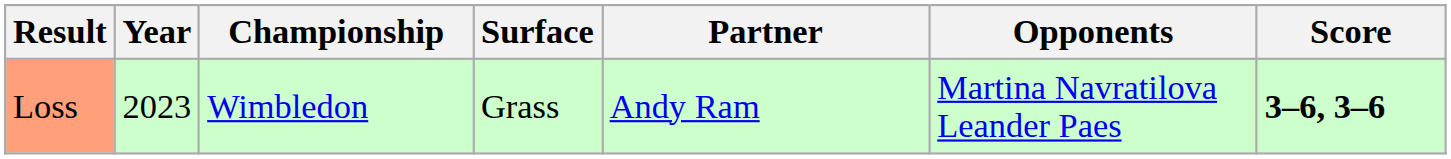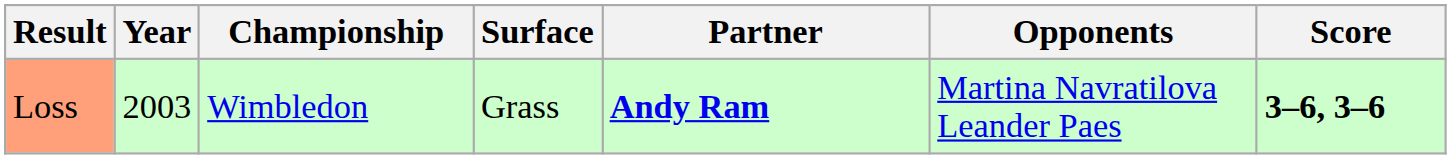(157, 105) 2023 -> (157, 105) 2003
(685, 105) normal -> (689, 105) bold
